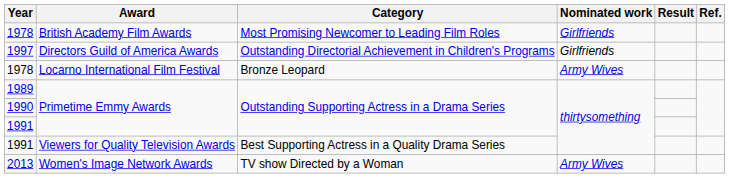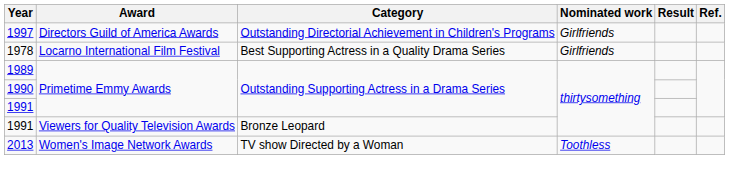- row: (20, 32)
(283, 70) Bronze Leopard -> (373, 51) Best Supporting Actress in a Quality Drama Series
(592, 70) Army Wives -> (587, 51) Girlfriends
(373, 145) Best Supporting Actress in a Quality Drama Series -> (283, 126) Bronze Leopard
(592, 164) Army Wives -> (585, 145) Toothless
